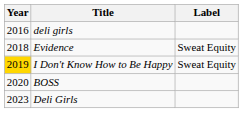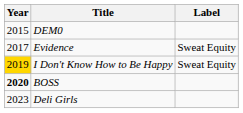+ row: (48, 30)
- row: (53, 30)
(18, 47) 2018 -> (18, 47) 2017
(18, 82) normal -> (18, 82) bold
